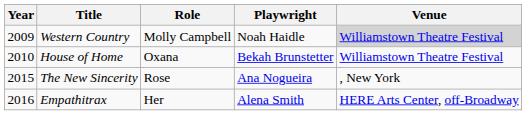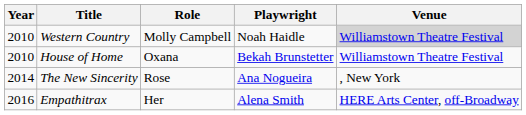(21, 36) 2009 -> (21, 36) 2010
(21, 78) 2015 -> (21, 78) 2014
